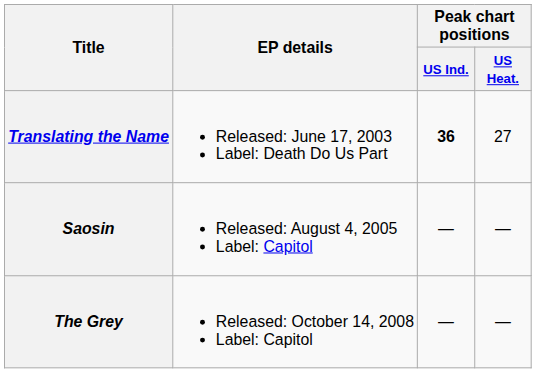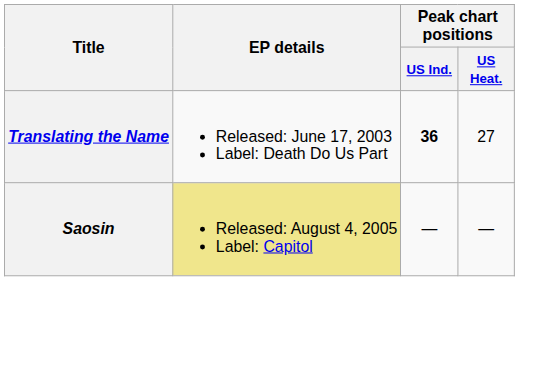(295, 238) no background -> (287, 238) khaki background
- row: (89, 321)
